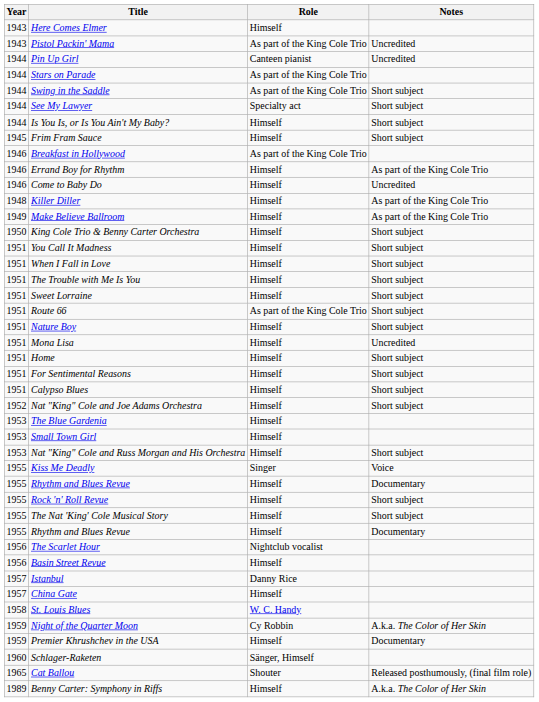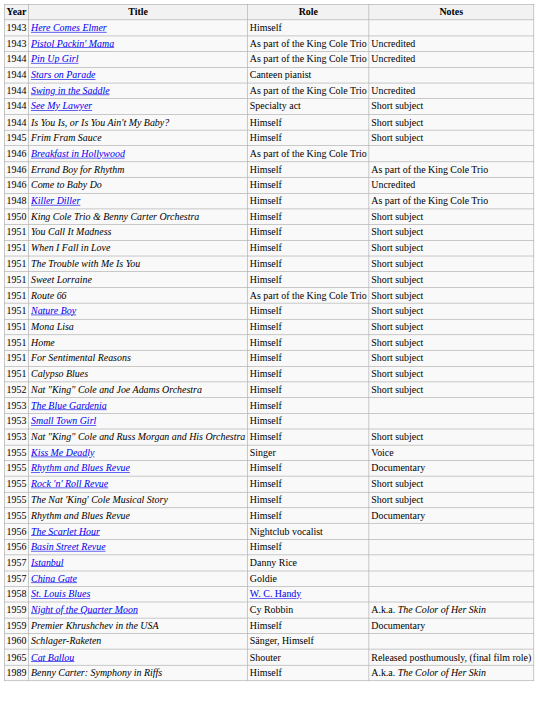(281, 59) Canteen pianist -> (308, 59) As part of the King Cole Trio
(308, 75) As part of the King Cole Trio -> (281, 75) Canteen pianist
(397, 91) Short subject -> (393, 91) Uncredited
- row: (17, 216)
(393, 342) Uncredited -> (397, 327) Short subject
(266, 594) Himself -> (263, 578) Goldie
